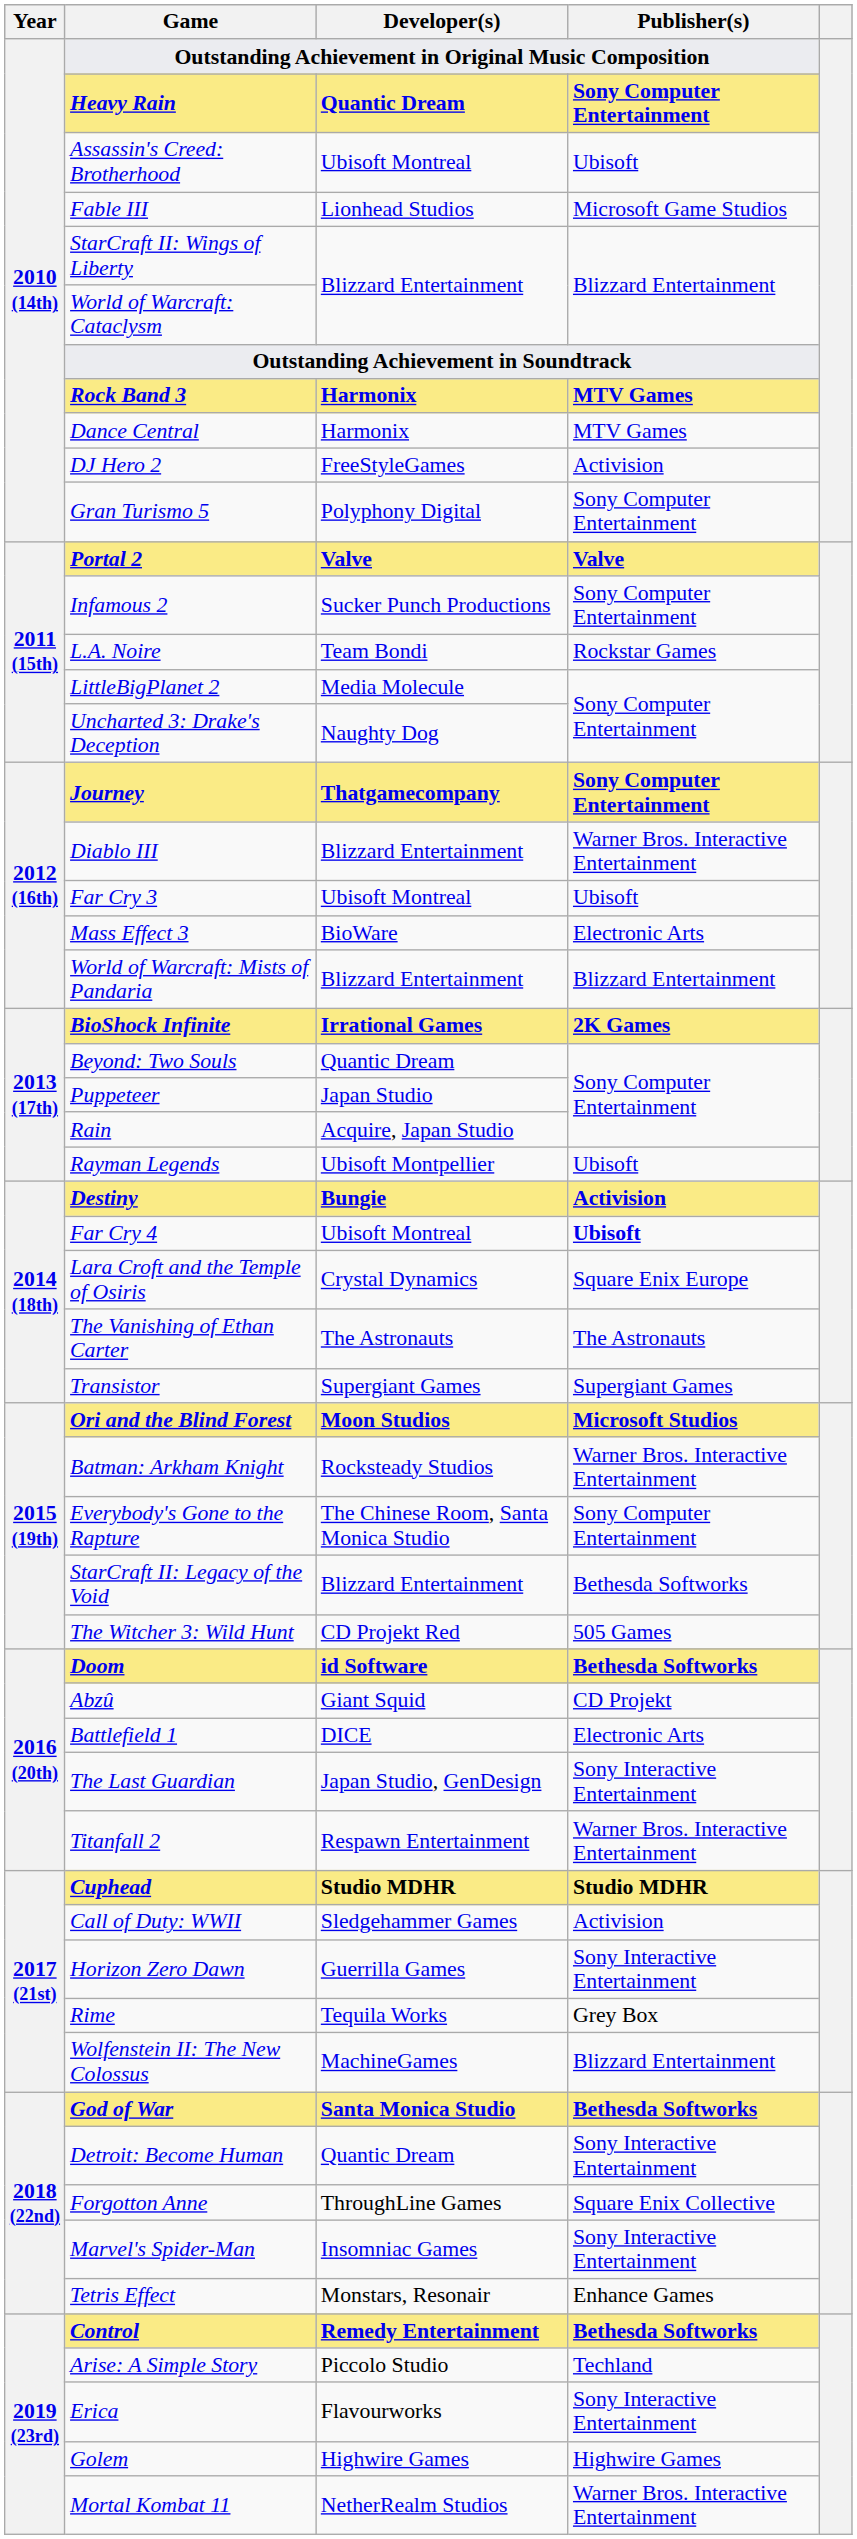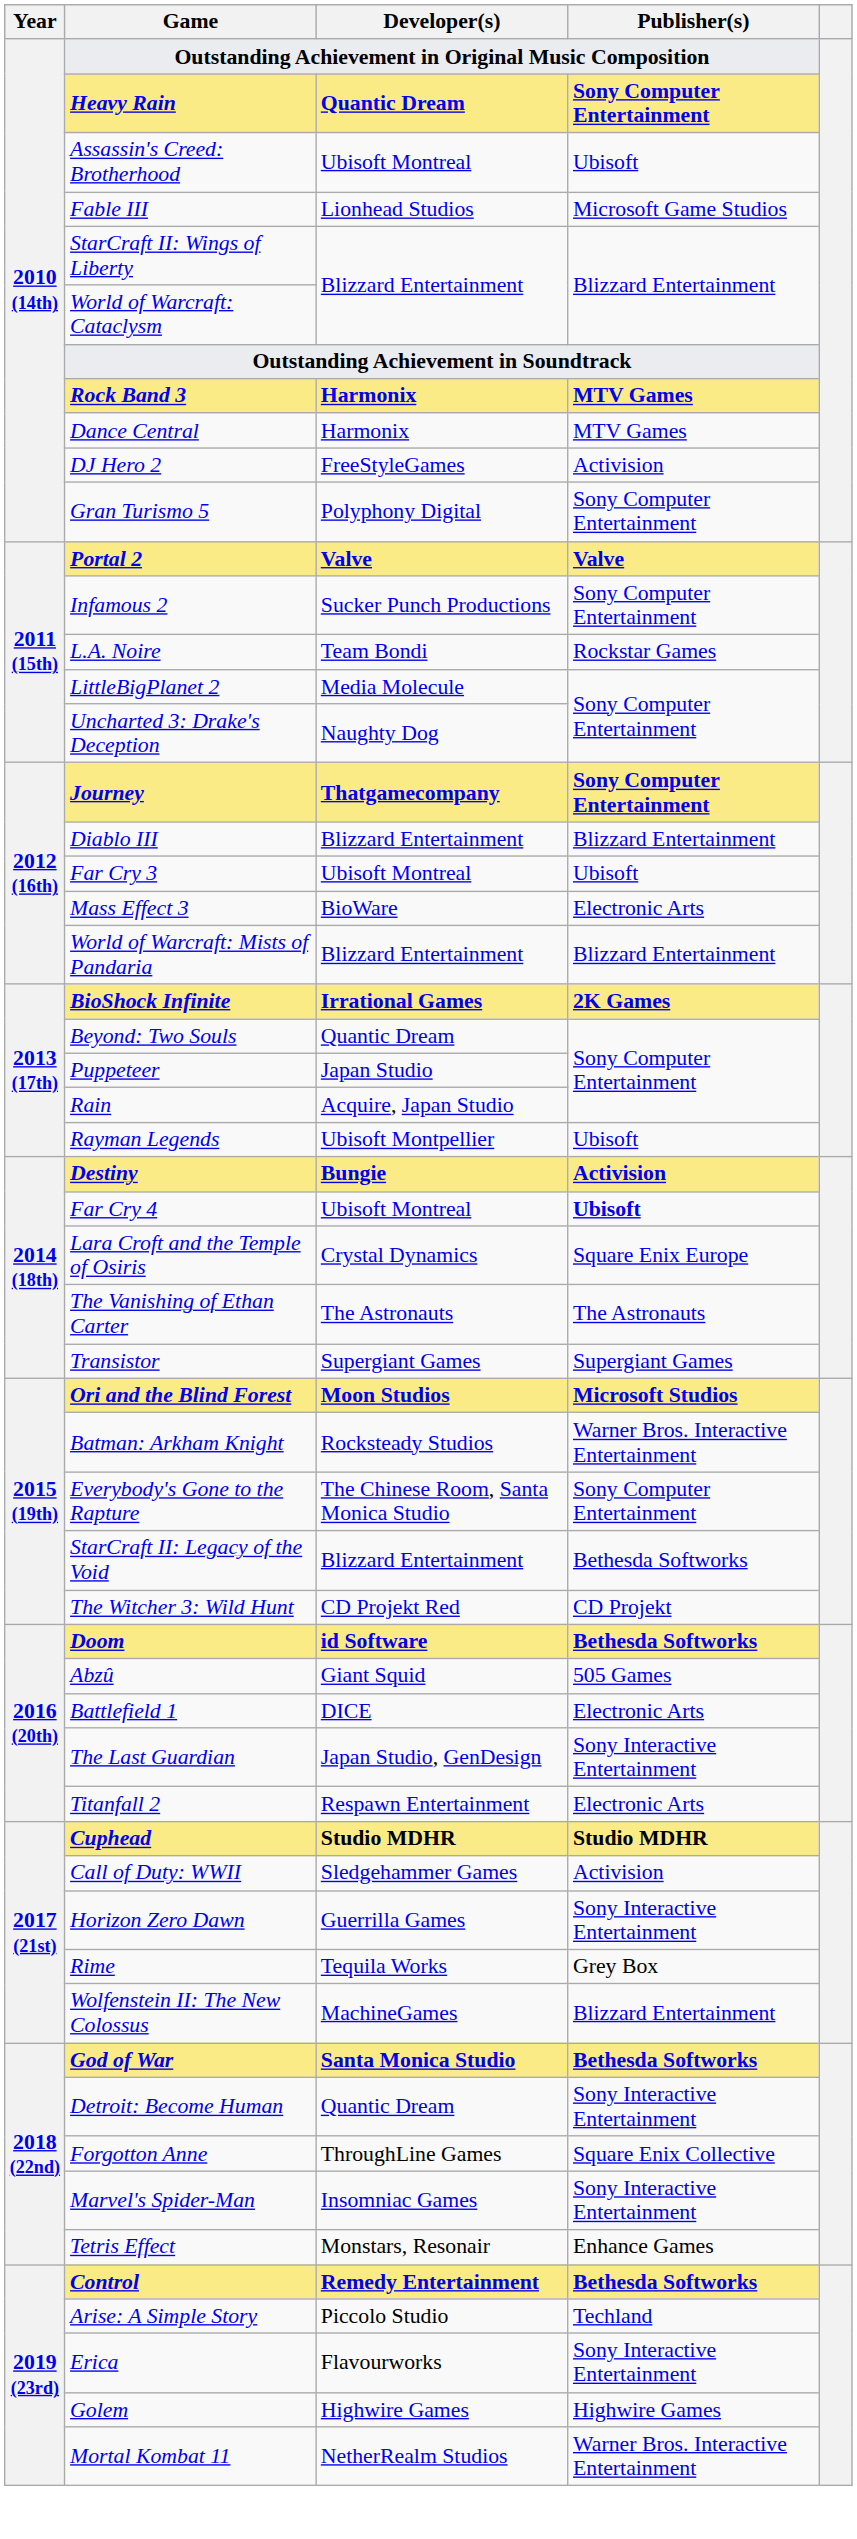(680, 851) Warner Bros. Interactive Entertainment -> (674, 838) Blizzard Entertainment
(622, 1631) 505 Games -> (622, 1606) CD Projekt
(622, 1700) CD Projekt -> (622, 1675) 505 Games
(680, 1840) Warner Bros. Interactive Entertainment -> (639, 1803) Electronic Arts
